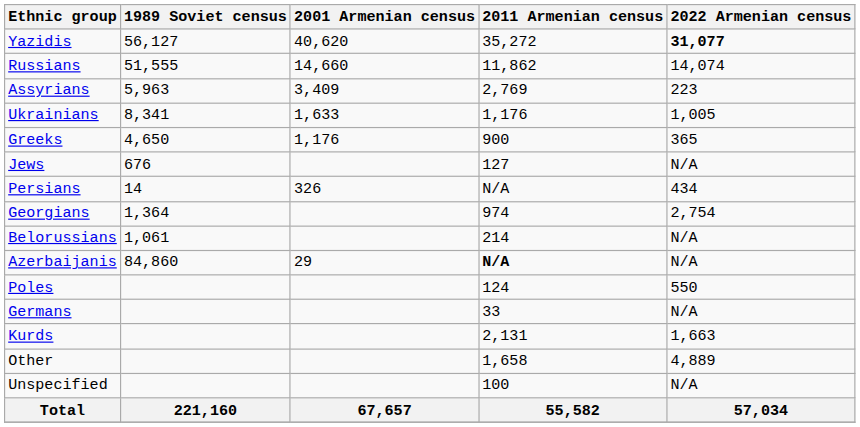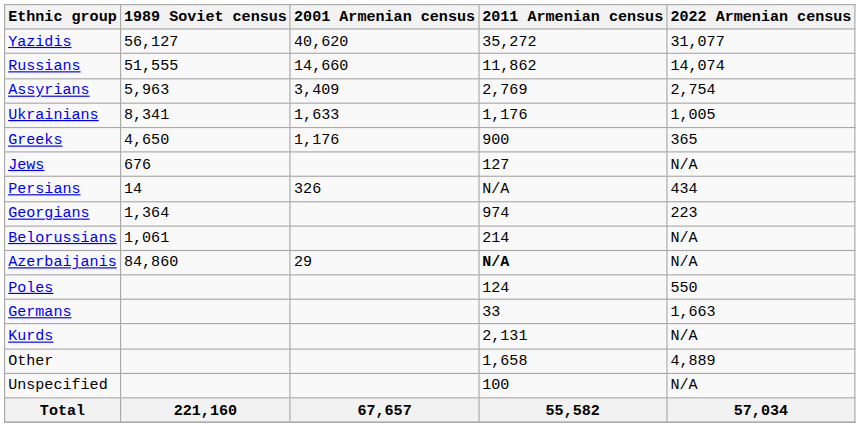(698, 41) bold -> (698, 41) normal
(684, 91) 223 -> (693, 91) 2,754
(693, 213) 2,754 -> (684, 213) 223
(684, 312) N/A -> (693, 312) 1,663
(693, 336) 1,663 -> (684, 336) N/A
